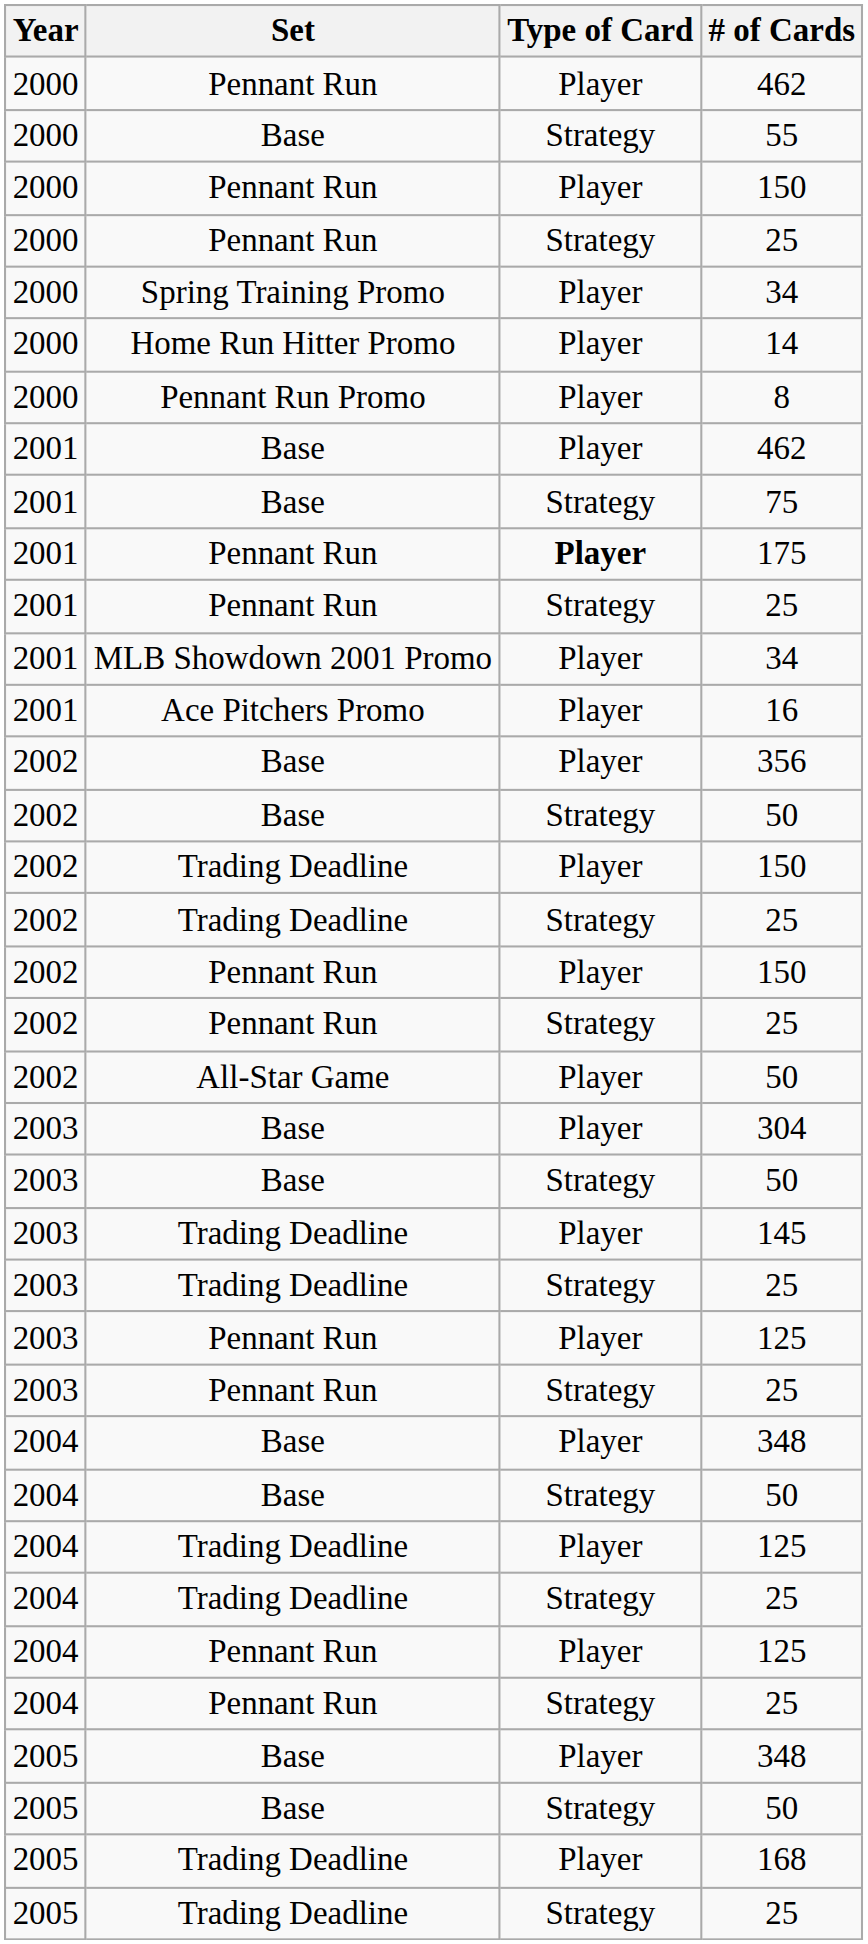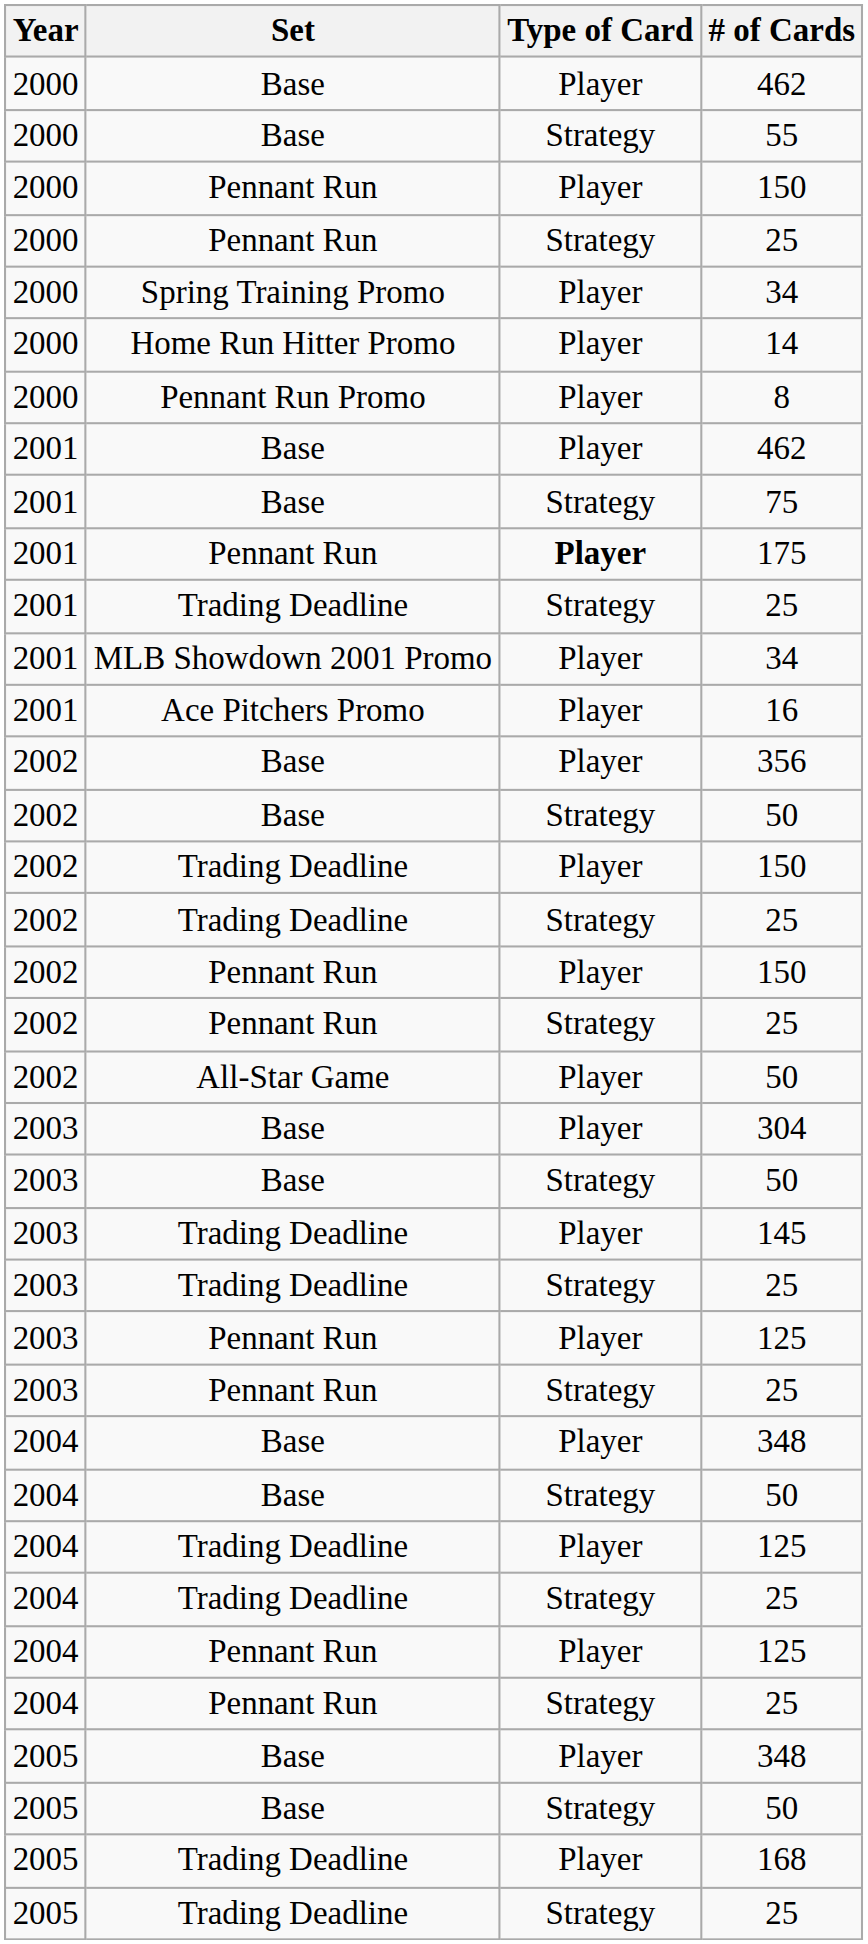(293, 82) Pennant Run -> (293, 82) Base
(293, 605) Pennant Run -> (293, 605) Trading Deadline
